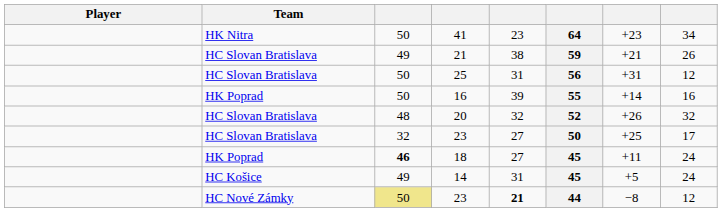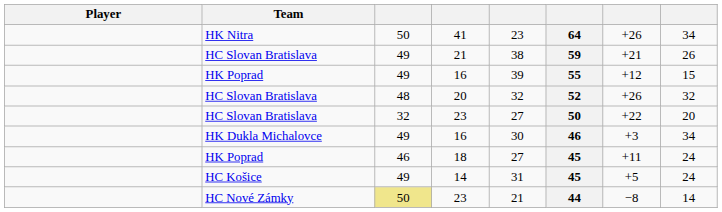(632, 34) +23 -> (632, 34) +26
- row: (261, 75)
(403, 95) 50 -> (403, 75) 49
(632, 95) +14 -> (632, 75) +12
(689, 95) 16 -> (689, 75) 15
(632, 136) +25 -> (632, 116) +22
(689, 136) 17 -> (689, 116) 20
+ row: (264, 136)
(403, 156) bold -> (403, 156) normal
(517, 197) bold -> (517, 197) normal
(689, 197) 12 -> (689, 197) 14
